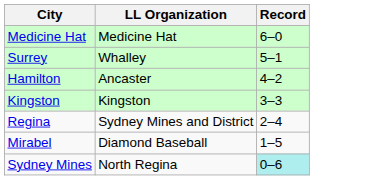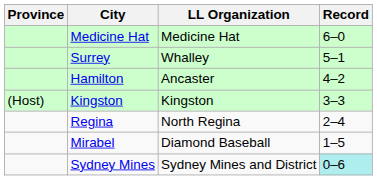+ column: (36, 15)
(176, 121) Sydney Mines and District -> (201, 121) North Regina
(138, 164) North Regina -> (239, 164) Sydney Mines and District
